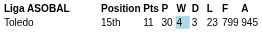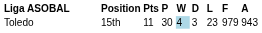(230, 22) 799 -> (230, 22) 979
(250, 22) 945 -> (250, 22) 943
